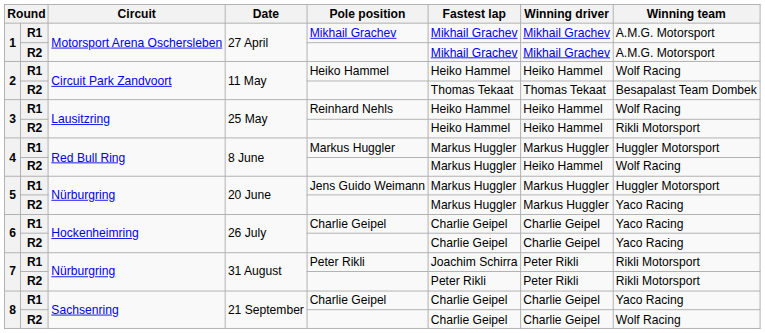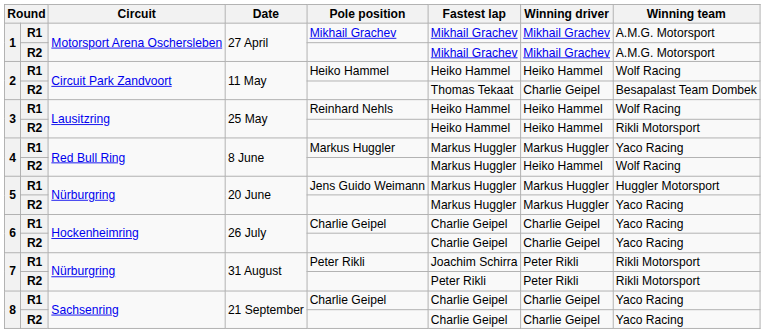(565, 90) Thomas Tekaat -> (562, 90) Charlie Geipel
(668, 147) Huggler Motorsport -> (650, 147) Yaco Racing
(648, 319) Wolf Racing -> (650, 319) Yaco Racing
